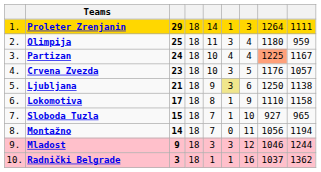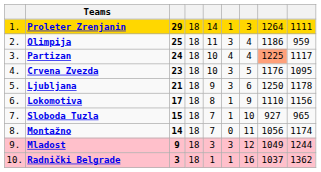(272, 41) 1180 -> (272, 41) 1186
(301, 56) 1167 -> (301, 56) 1117
(301, 71) 1057 -> (301, 71) 1095
(231, 86) khaki background -> (231, 86) no background
(301, 86) 1138 -> (301, 86) 1178
(301, 101) 1158 -> (301, 101) 1156
(301, 130) 1194 -> (301, 130) 1174
(272, 145) 1046 -> (272, 145) 1049
